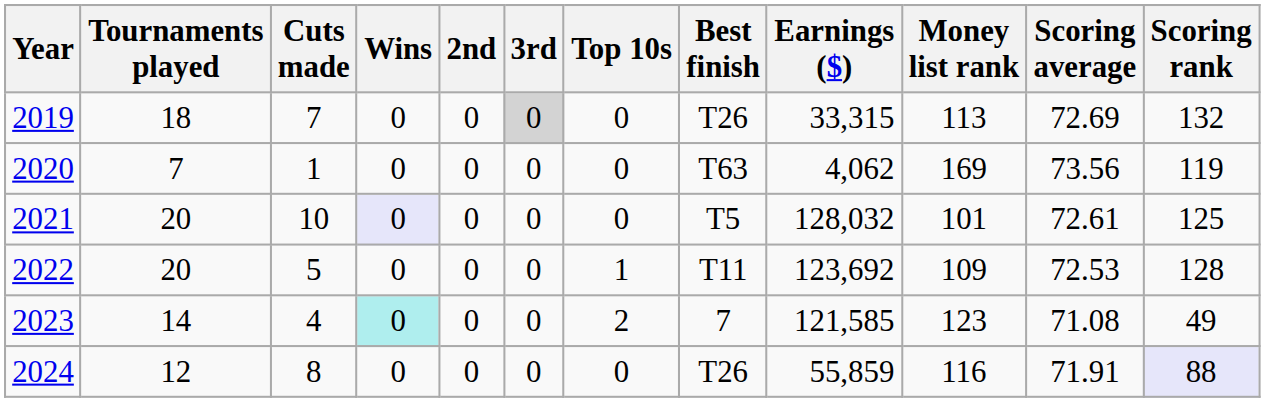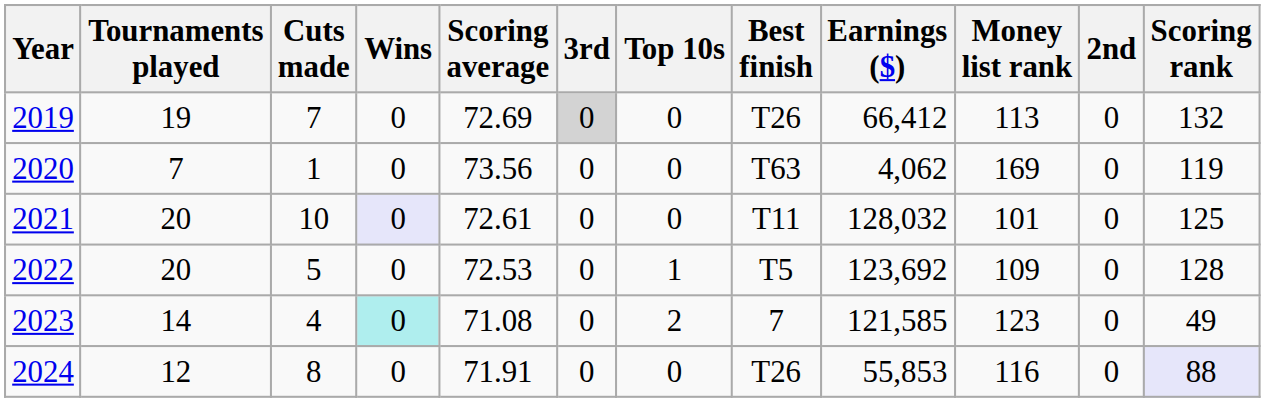columns swapped: (471, 48) <-> (1085, 48)
(176, 117) 18 -> (176, 117) 19
(852, 117) 33,315 -> (905, 117) 66,412
(723, 219) T5 -> (776, 219) T11
(723, 270) T11 -> (776, 270) T5
(852, 371) 55,859 -> (905, 371) 55,853
